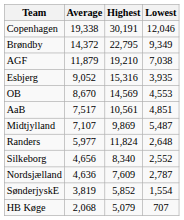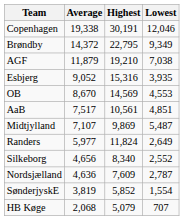(161, 142) 2,648 -> (161, 142) 2,649
